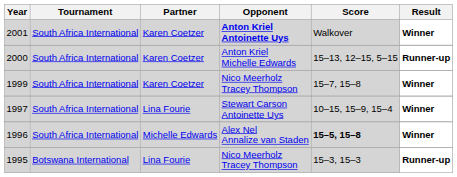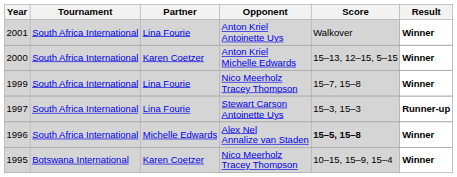(173, 33) Karen Coetzer -> (166, 33) Lina Fourie
(255, 33) bold -> (253, 33) normal
(426, 58) Runner-up -> (418, 58) Winner
(173, 84) Karen Coetzer -> (166, 84) Lina Fourie
(353, 109) 10–15, 15–9, 15–4 -> (337, 109) 15–3, 15–3
(418, 109) Winner -> (426, 109) Runner-up
(166, 160) Lina Fourie -> (173, 160) Karen Coetzer
(337, 160) 15–3, 15–3 -> (353, 160) 10–15, 15–9, 15–4
(426, 160) Runner-up -> (418, 160) Winner
